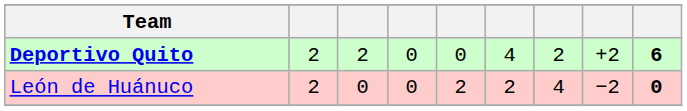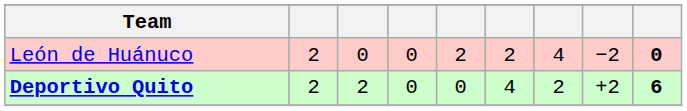rows swapped: (102, 55) <-> (102, 88)
